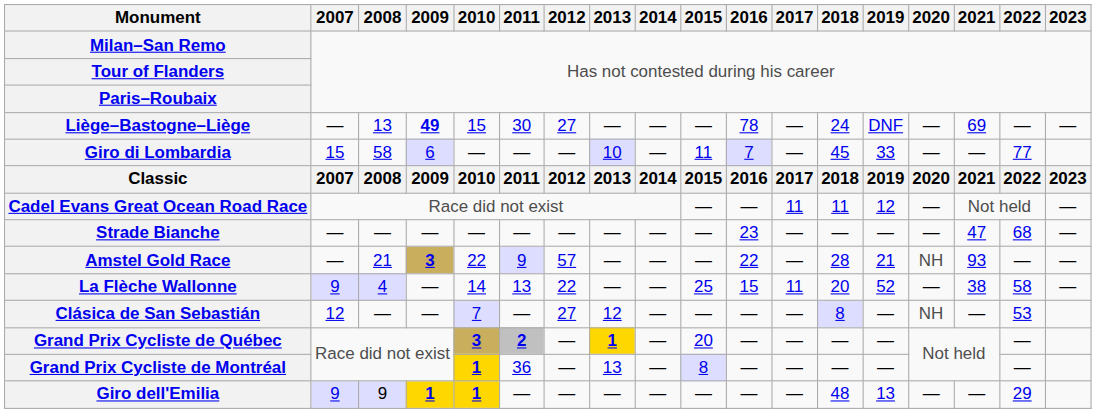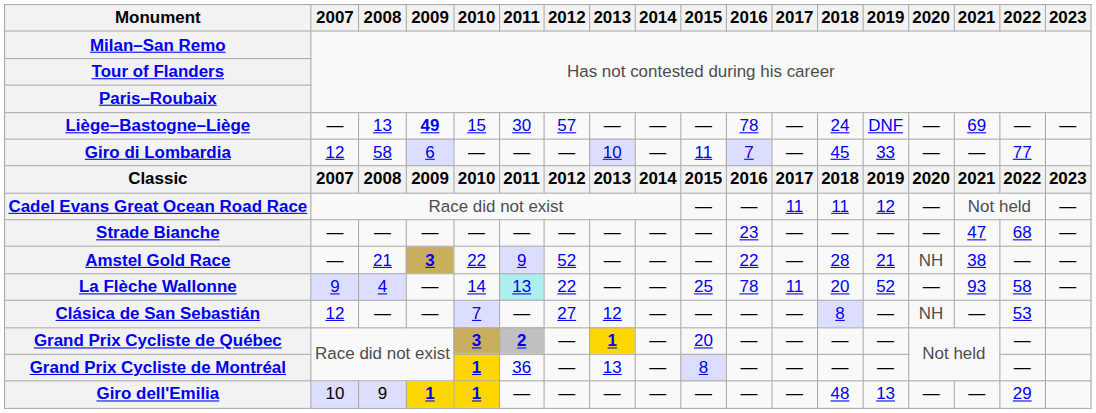(567, 125) 27 -> (567, 125) 57
(335, 152) 15 -> (335, 152) 12
(567, 260) 57 -> (567, 260) 52
(977, 260) 93 -> (977, 260) 38
(522, 286) no background -> (522, 286) paleturquoise background
(749, 286) 15 -> (749, 286) 78
(977, 286) 38 -> (977, 286) 93
(335, 394) 9 -> (335, 394) 10
